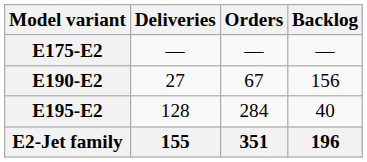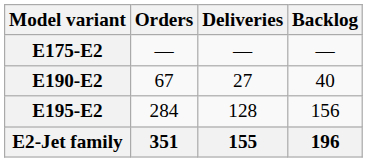columns swapped: (254, 19) <-> (175, 19)
(325, 80) 156 -> (325, 80) 40
(325, 111) 40 -> (325, 111) 156
